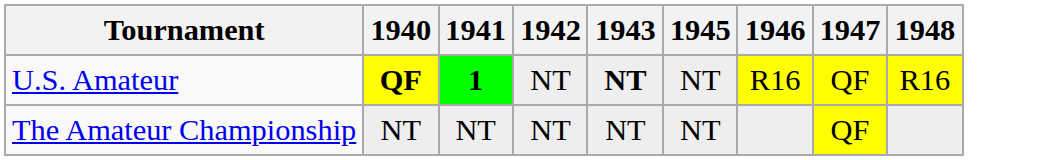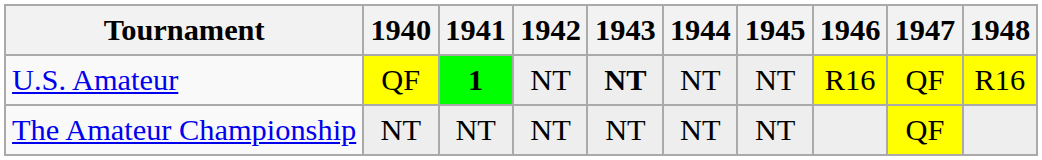+ column: (700, 29)
(401, 79) bold -> (401, 79) normal
